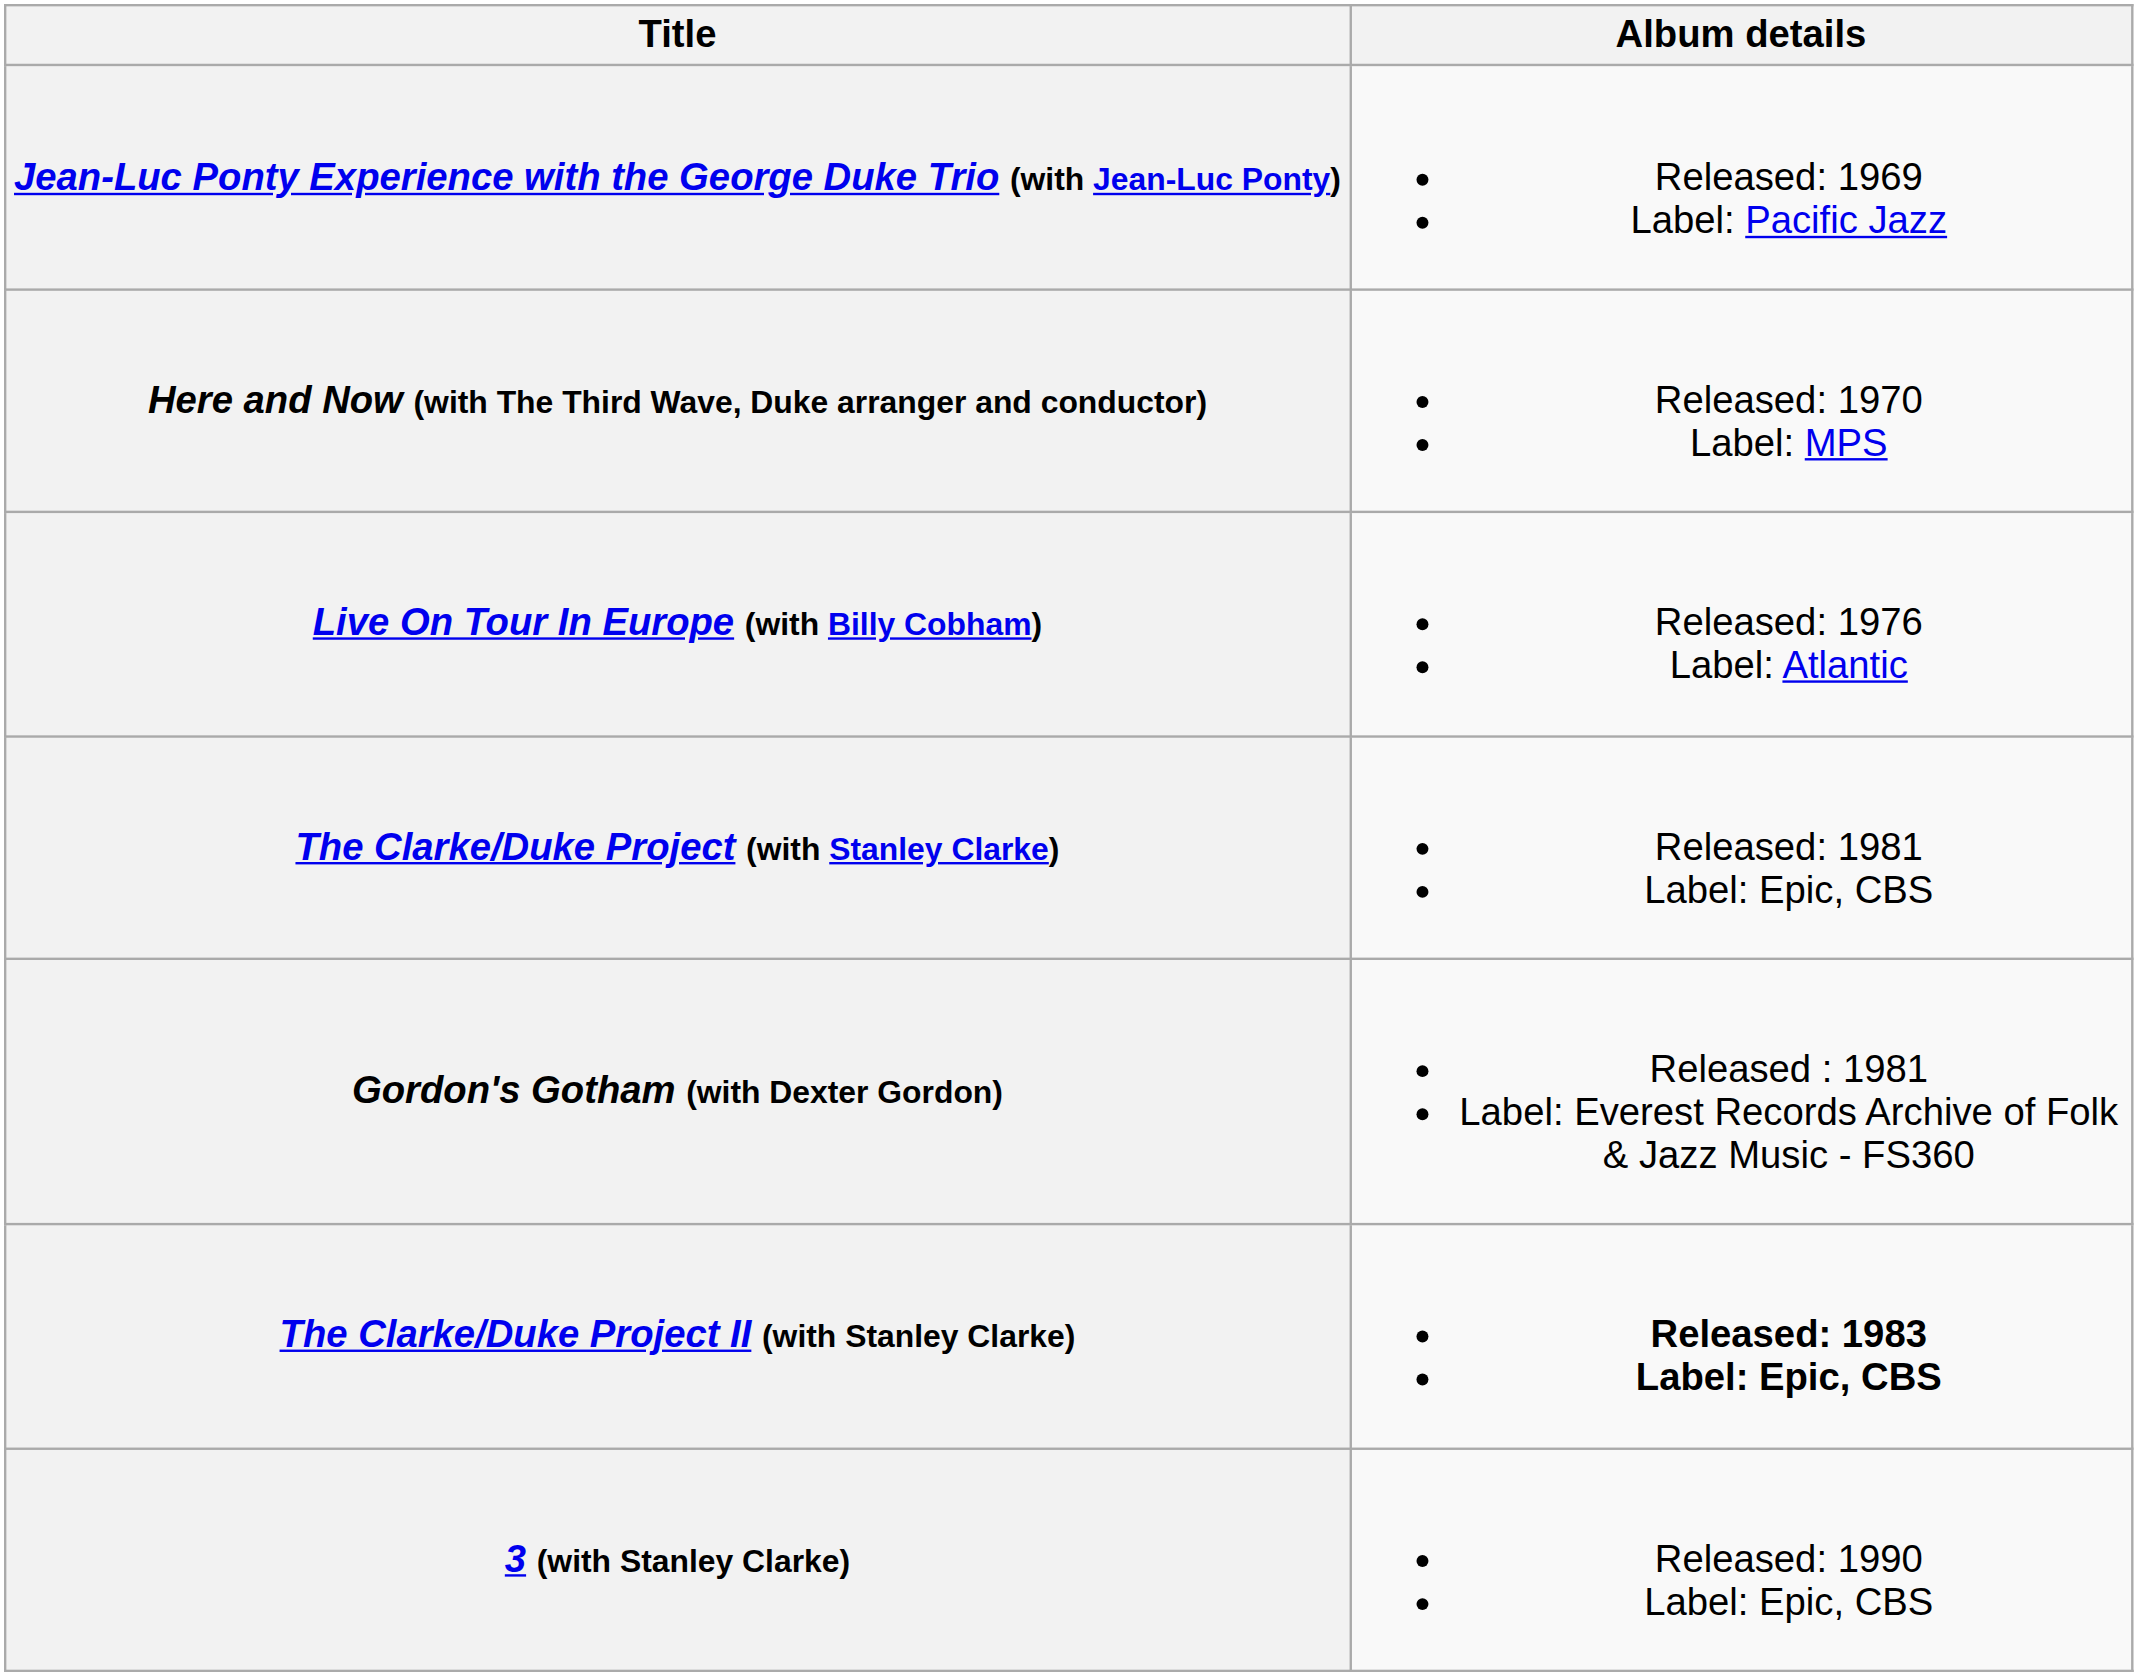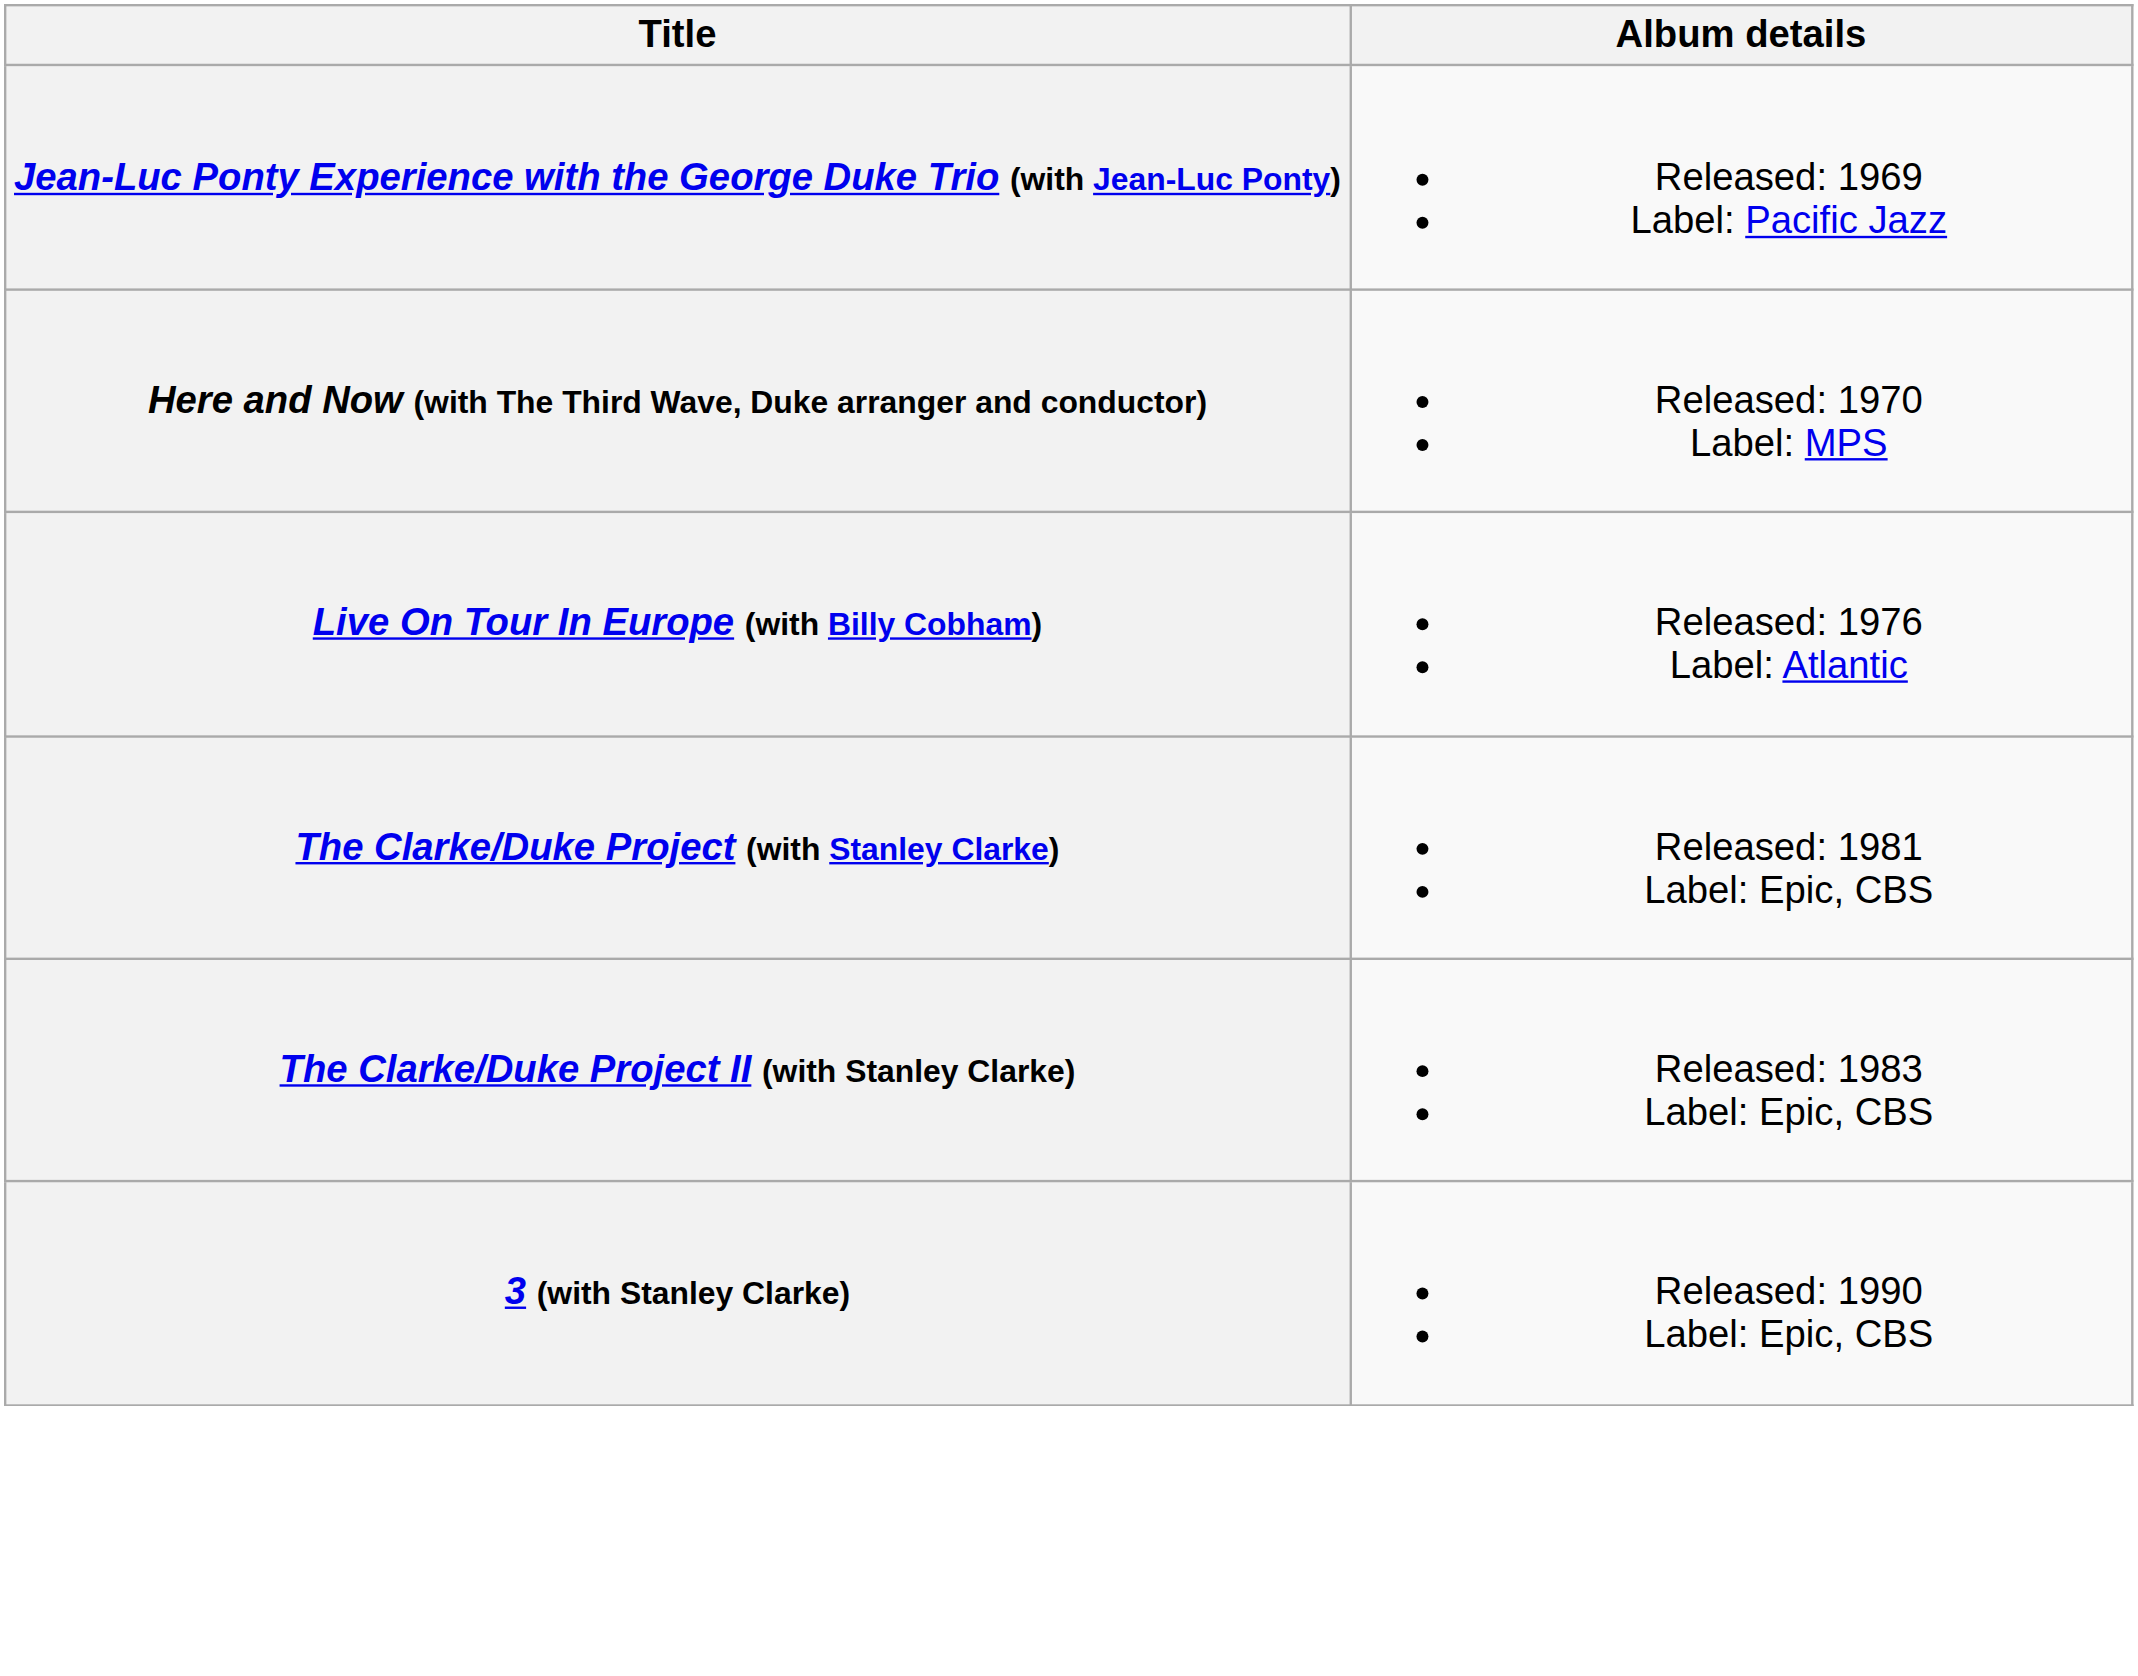- row: (677, 1090)
(1741, 1358) bold -> (1741, 1092) normal
